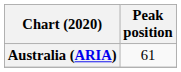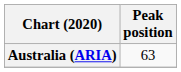(148, 55) 61 -> (148, 55) 63
